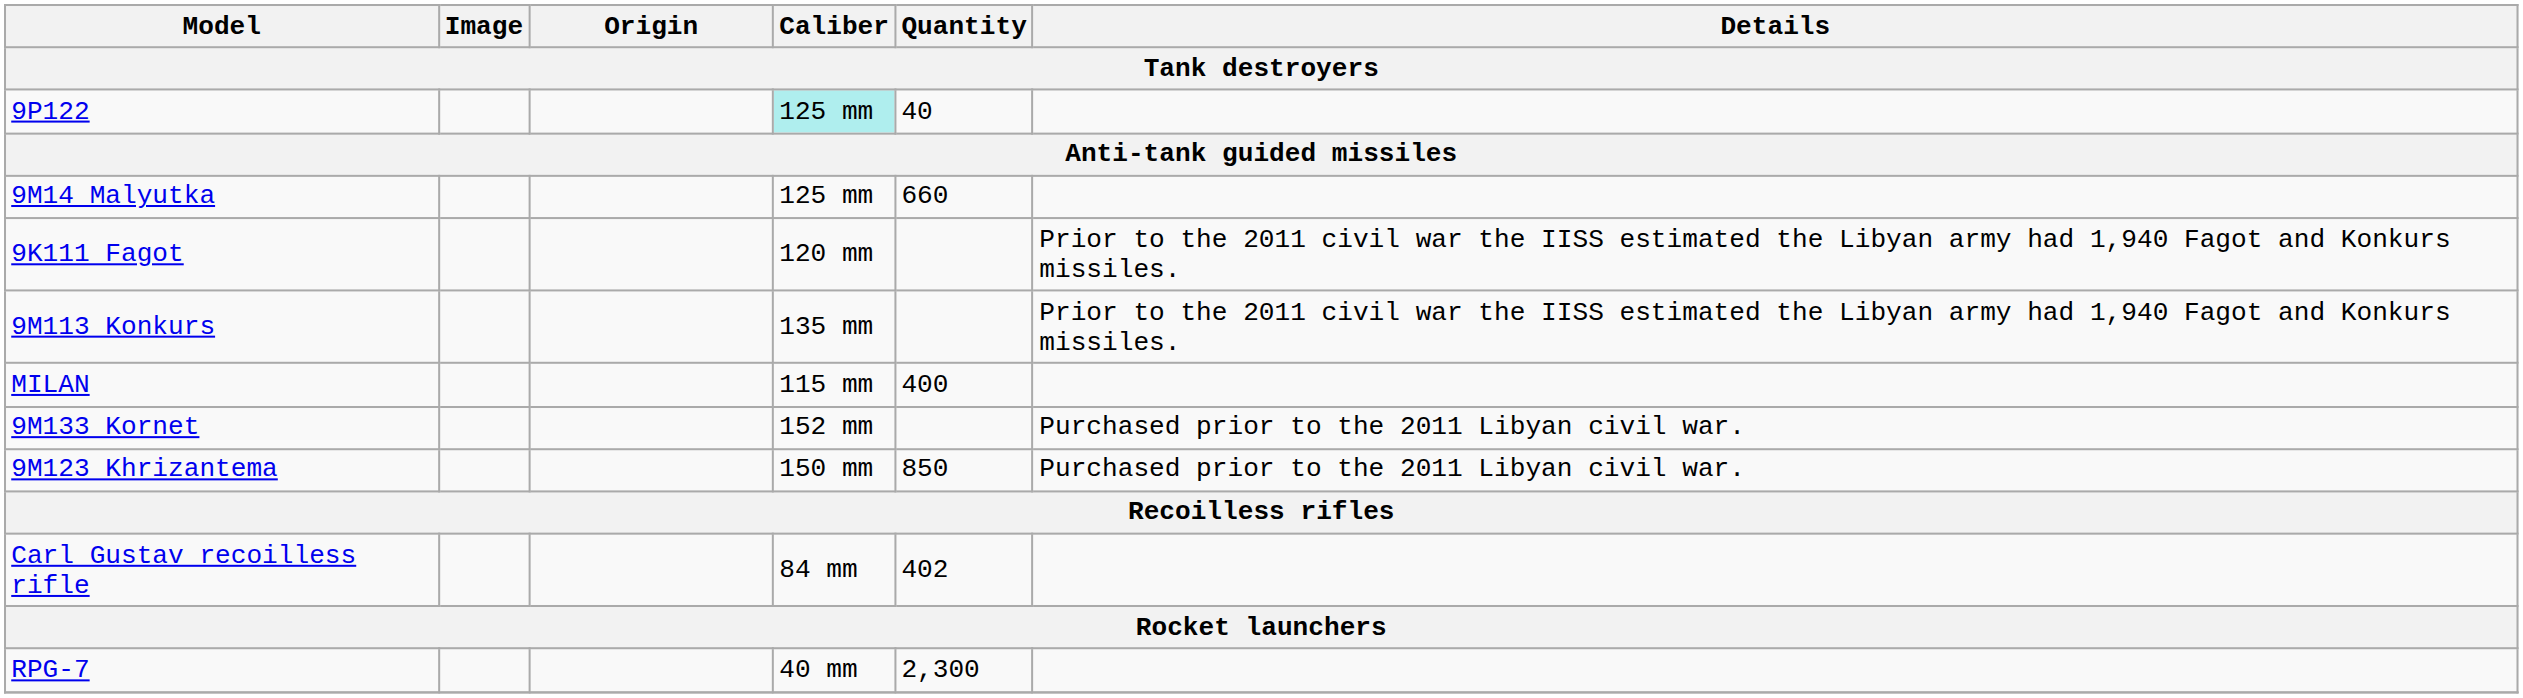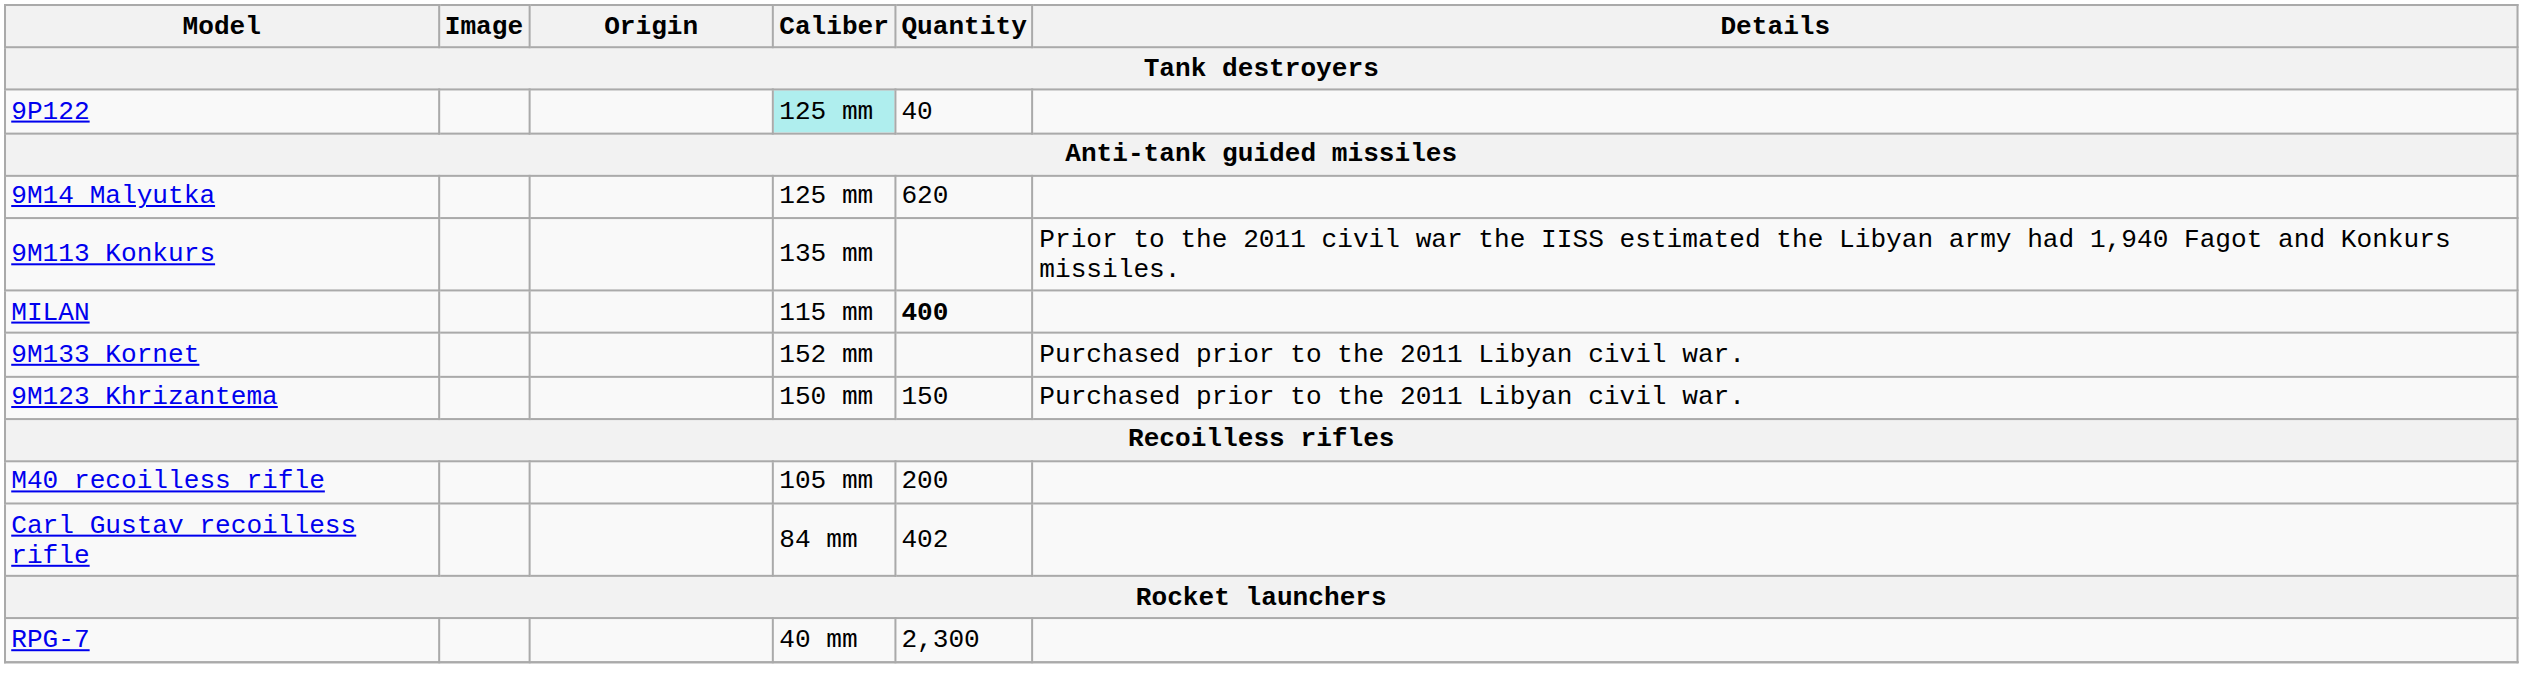(925, 197) 660 -> (925, 197) 620
- row: (97, 254)
(925, 385) normal -> (925, 312) bold
(925, 470) 850 -> (925, 397) 150
+ row: (168, 482)
